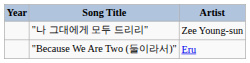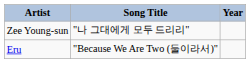columns swapped: (17, 13) <-> (212, 13)
